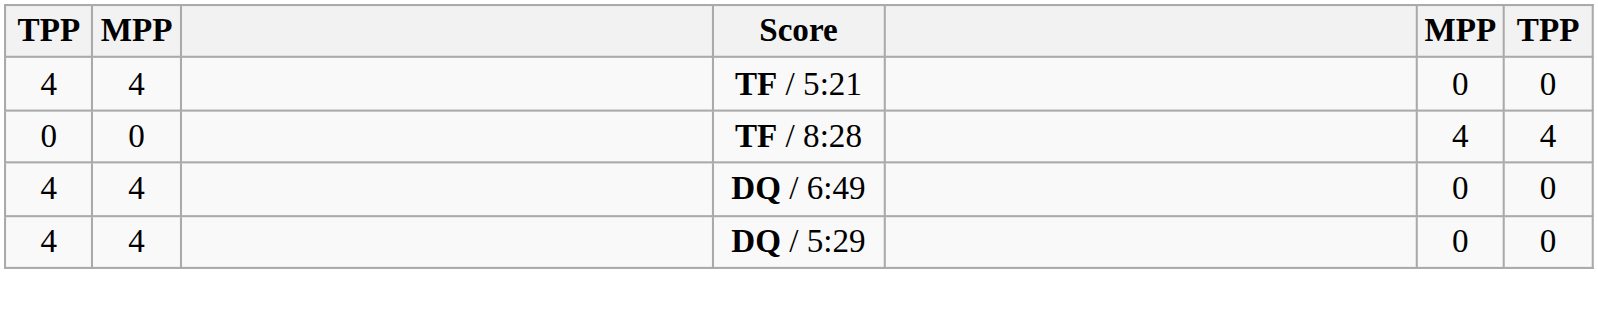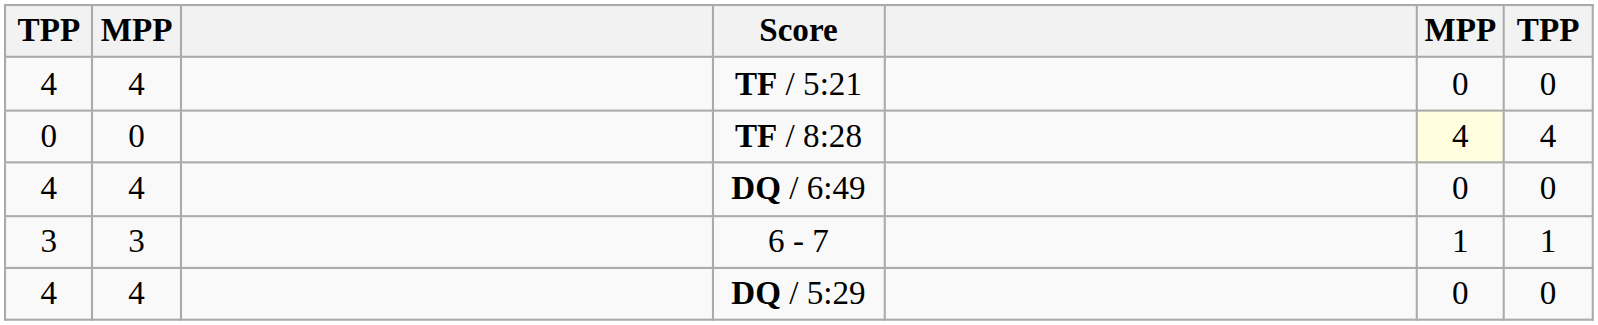(1460, 135) no background -> (1460, 135) lightyellow background
+ row: (798, 240)
